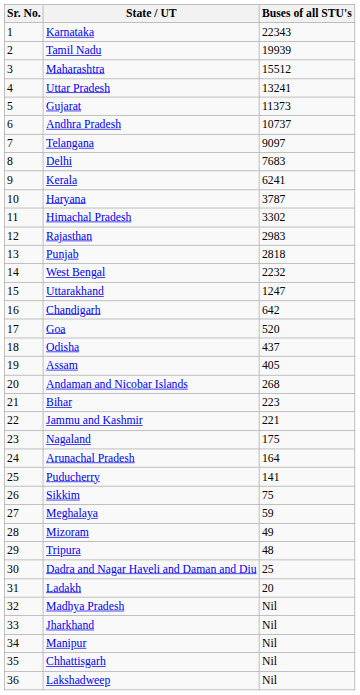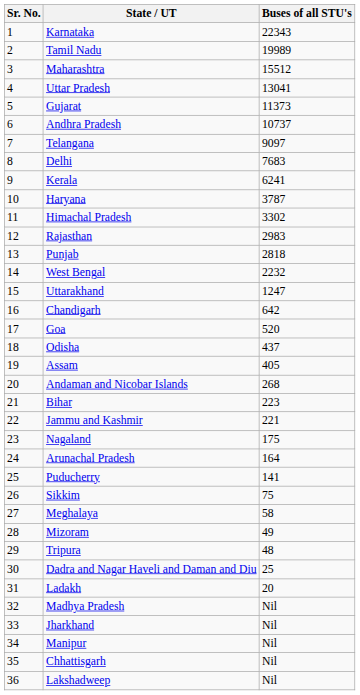(277, 50) 19939 -> (277, 50) 19989
(277, 87) 13241 -> (277, 87) 13041
(268, 513) 59 -> (268, 513) 58
